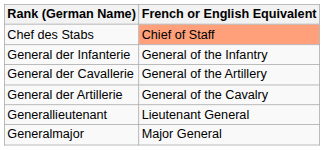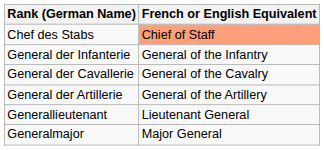(204, 74) General of the Artillery -> (205, 74) General of the Cavalry
(205, 94) General of the Cavalry -> (204, 94) General of the Artillery
